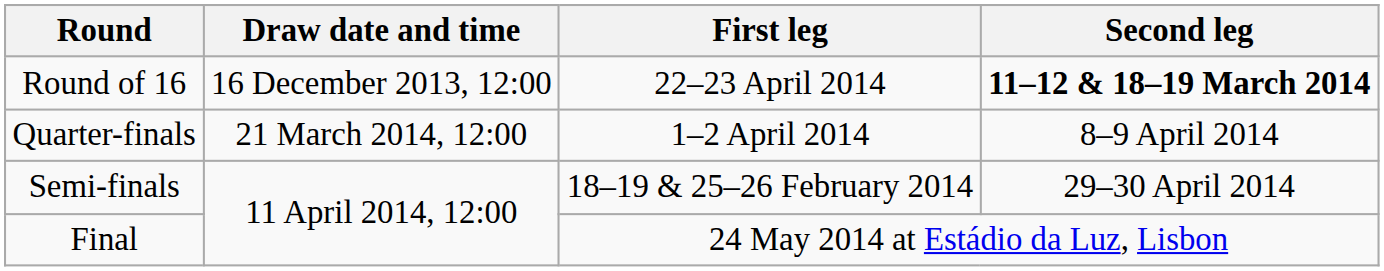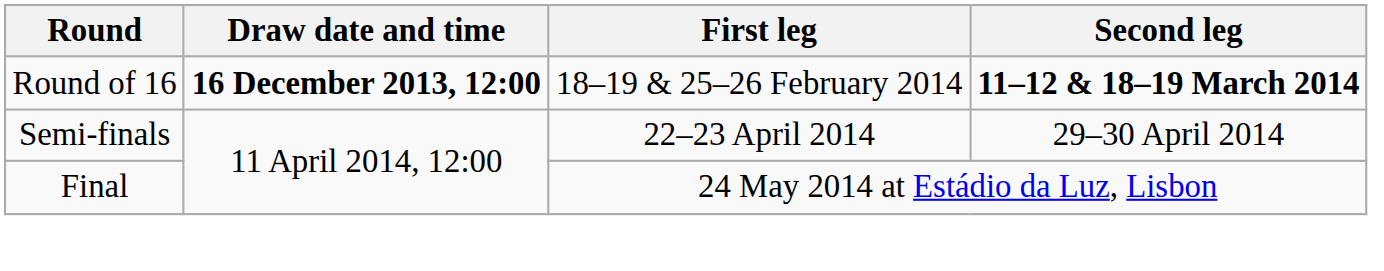(381, 82) normal -> (366, 82) bold
(770, 82) 22–23 April 2014 -> (759, 82) 18–19 & 25–26 February 2014
- row: (104, 134)
(770, 186) 18–19 & 25–26 February 2014 -> (759, 134) 22–23 April 2014
